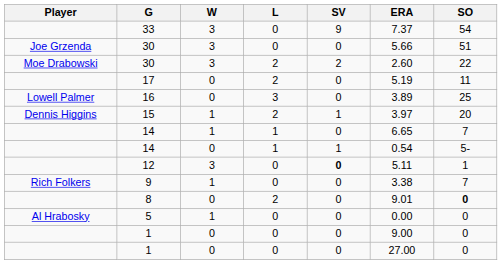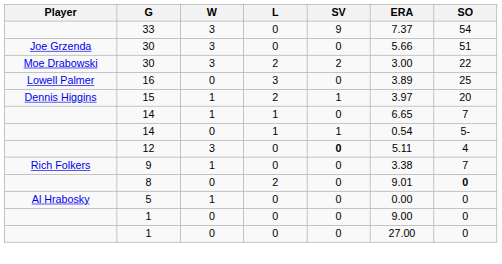(402, 64) 2.60 -> (402, 64) 3.00
- row: (61, 81)
(465, 166) 1 -> (465, 149) 4
